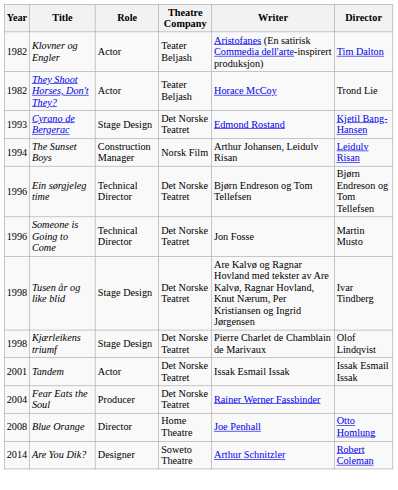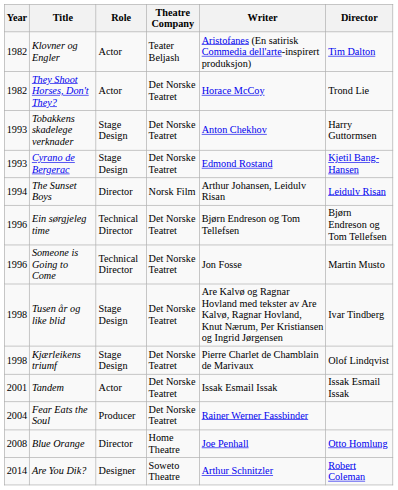(177, 91) Teater Beljash -> (172, 91) Det Norske Teatret
+ row: (53, 130)
(124, 152) Construction Manager -> (116, 191) Director
